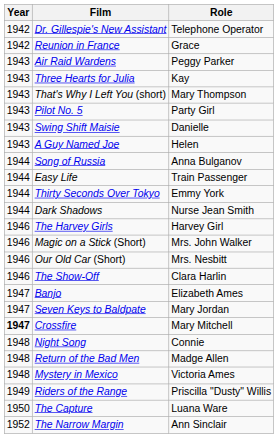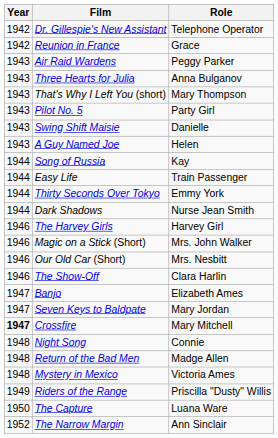(180, 78) Kay -> (207, 78) Anna Bulganov
(207, 161) Anna Bulganov -> (180, 161) Kay
